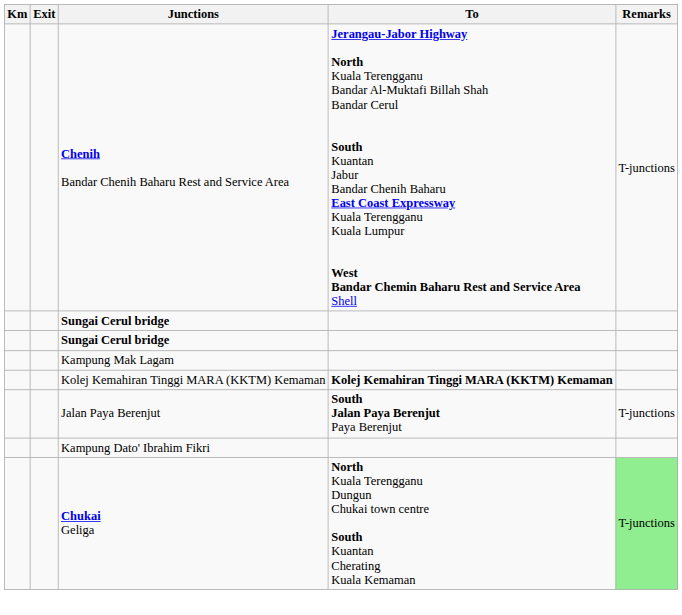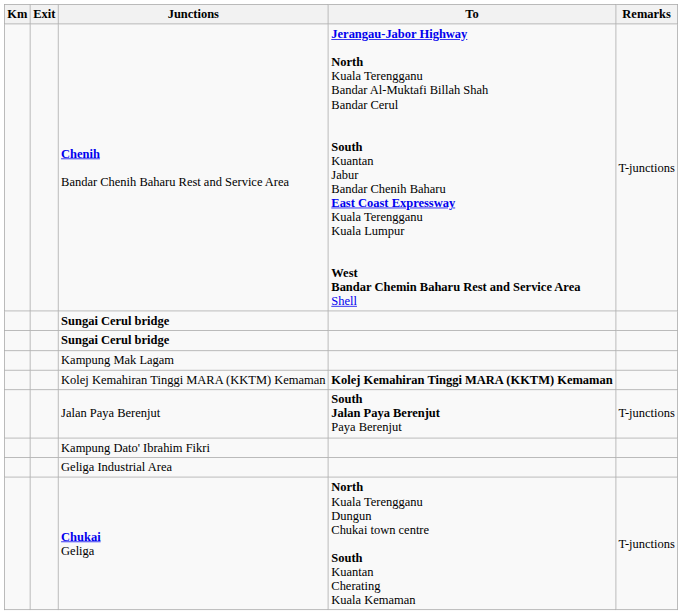+ row: (117, 467)
(647, 523) lightgreen background -> (647, 543) no background
